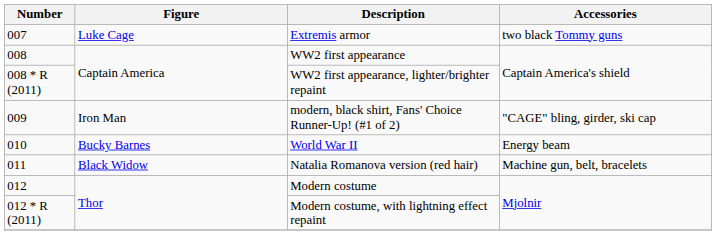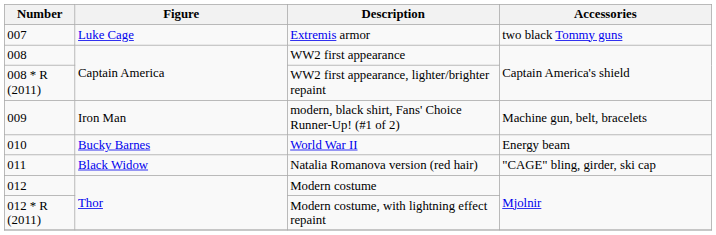(579, 117) "CAGE" bling, girder, ski cap -> (575, 117) Machine gun, belt, bracelets
(575, 165) Machine gun, belt, bracelets -> (579, 165) "CAGE" bling, girder, ski cap
